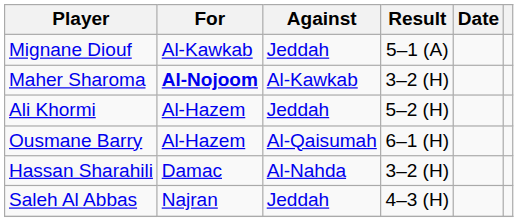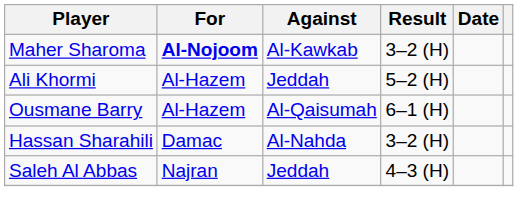- row: (70, 49)
